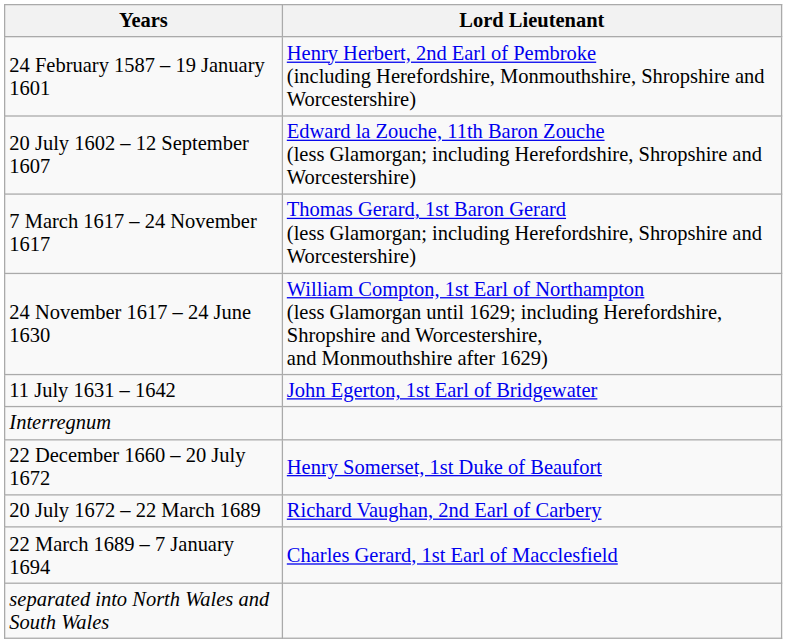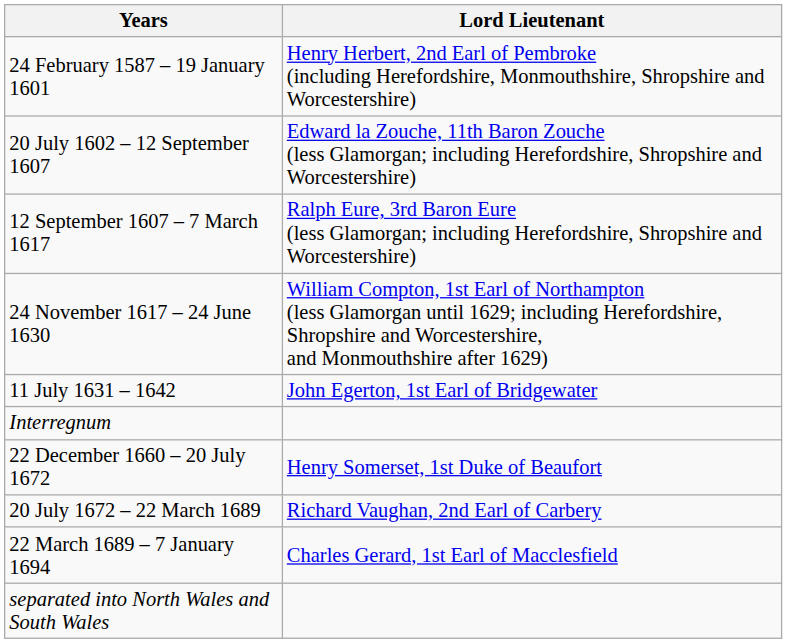+ row: (134, 233)
- row: (133, 233)
